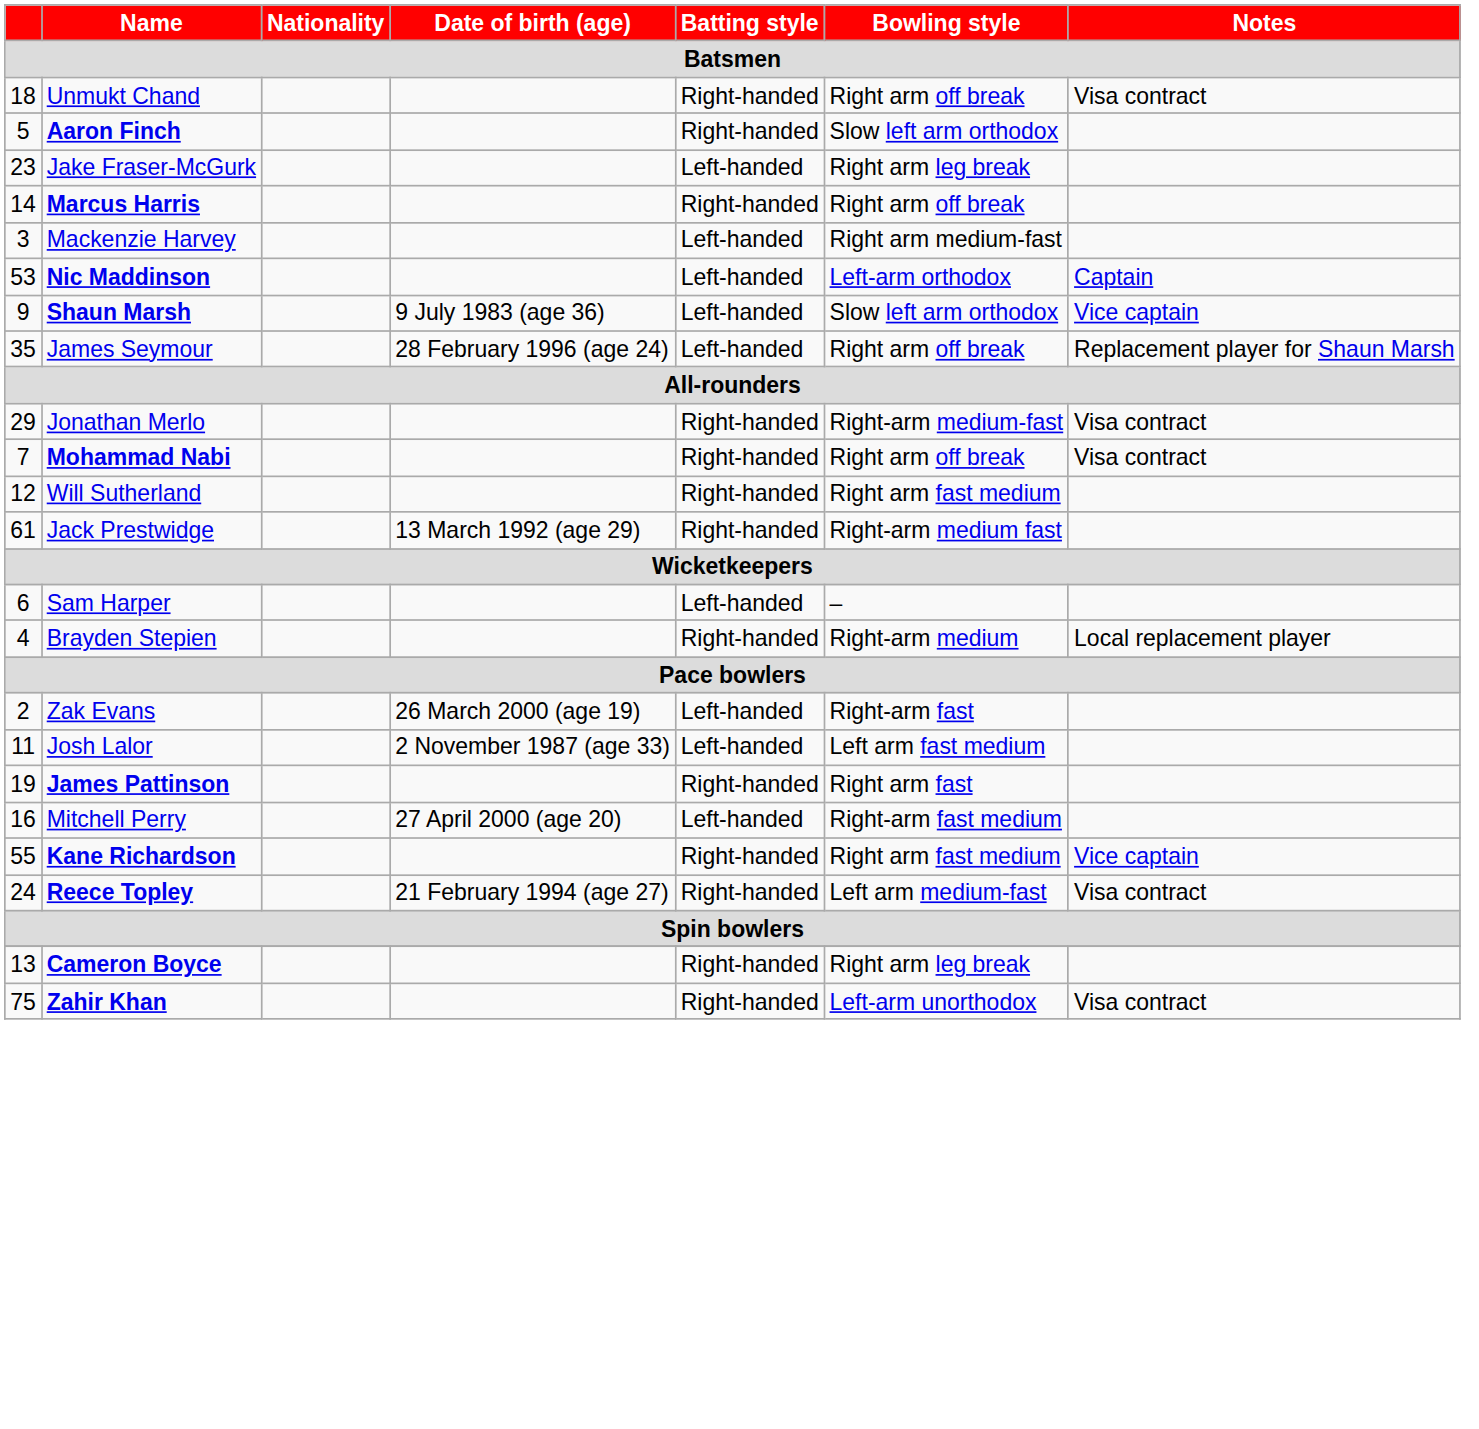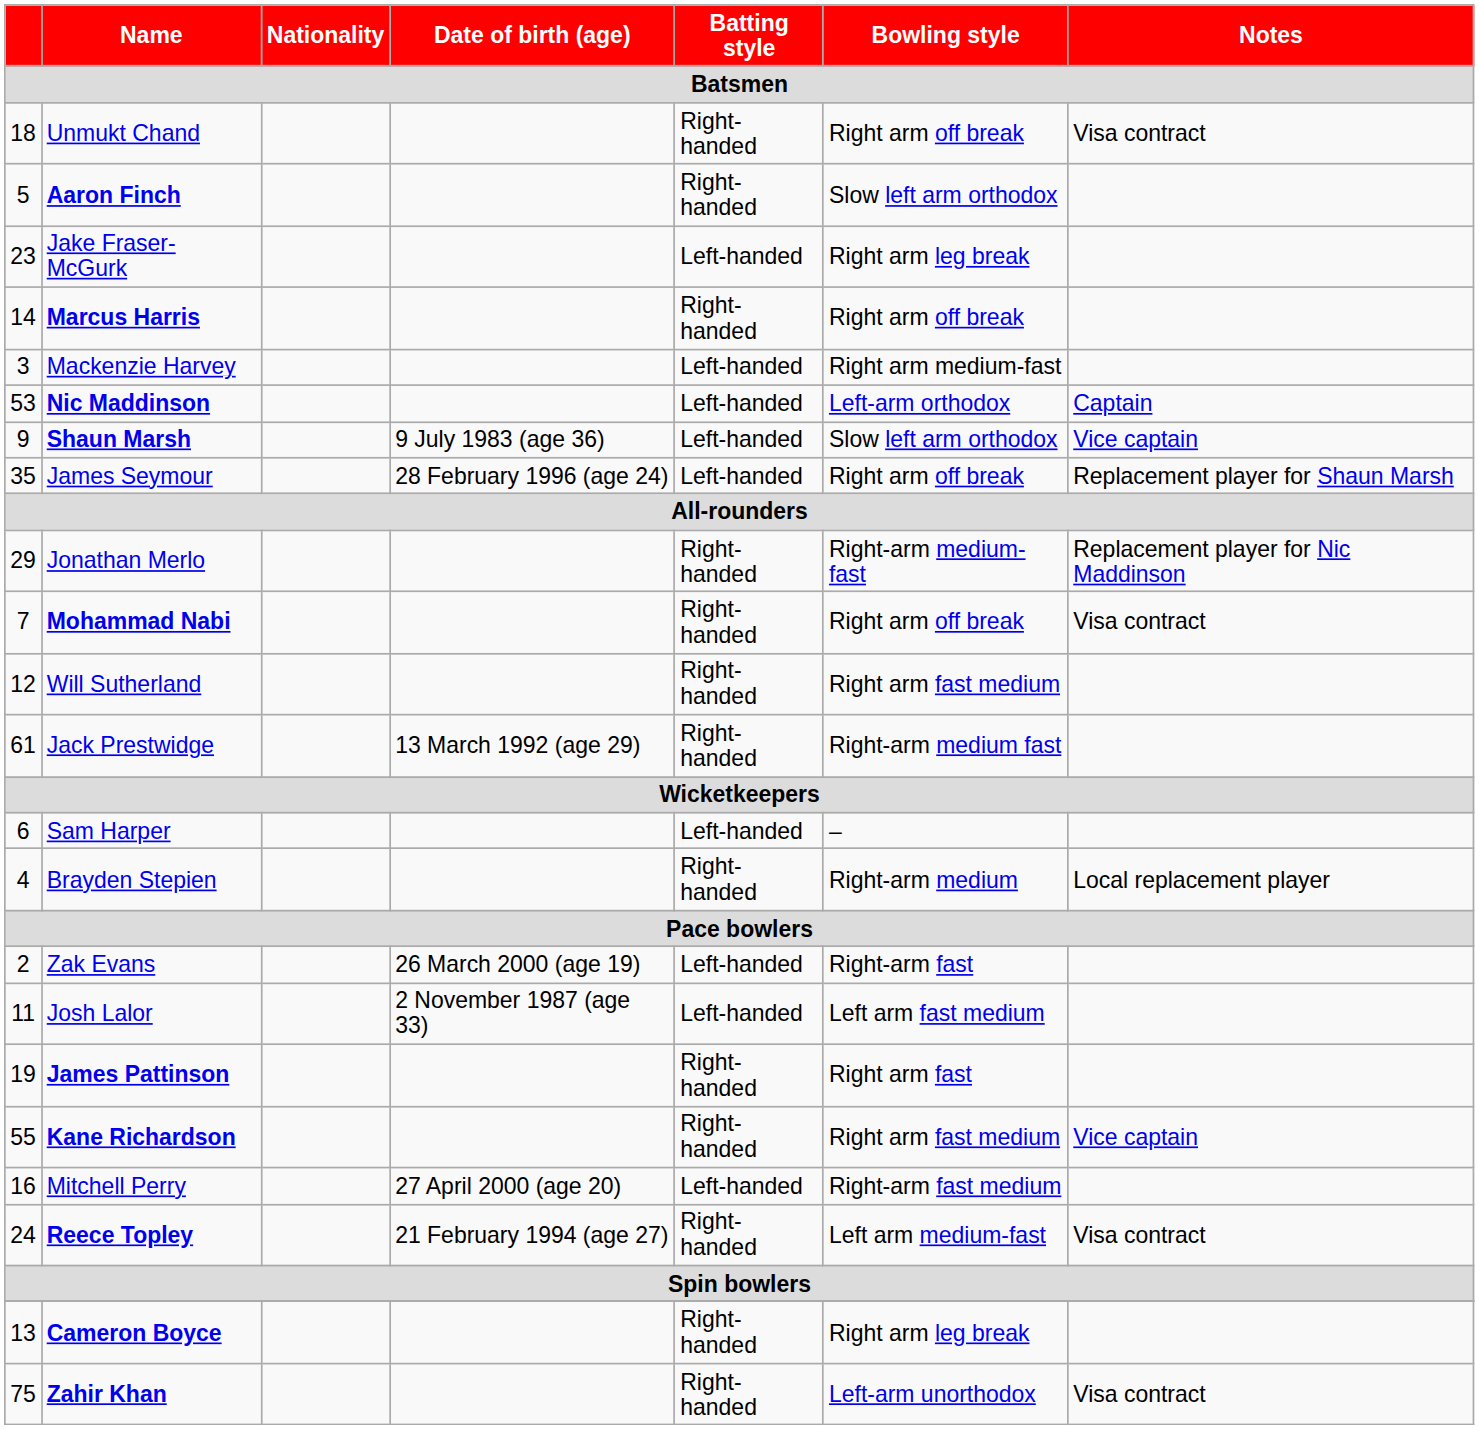(1140, 421) Visa contract -> (1212, 561) Replacement player for Nic Maddinson
rows swapped: (116, 820) <-> (141, 856)
